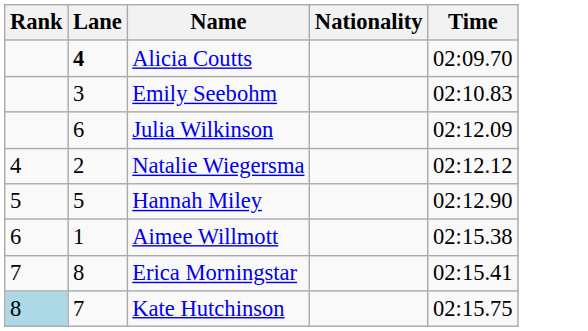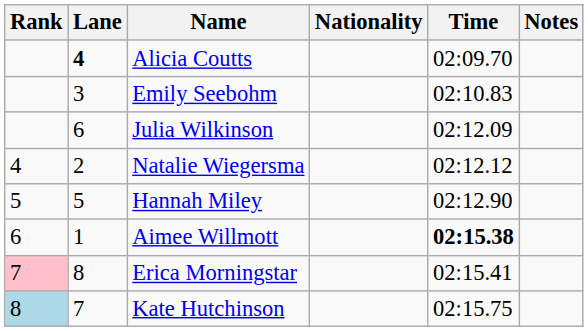+ column: (551, 22)
(473, 237) normal -> (473, 237) bold
(16, 272) no background -> (16, 272) pink background
